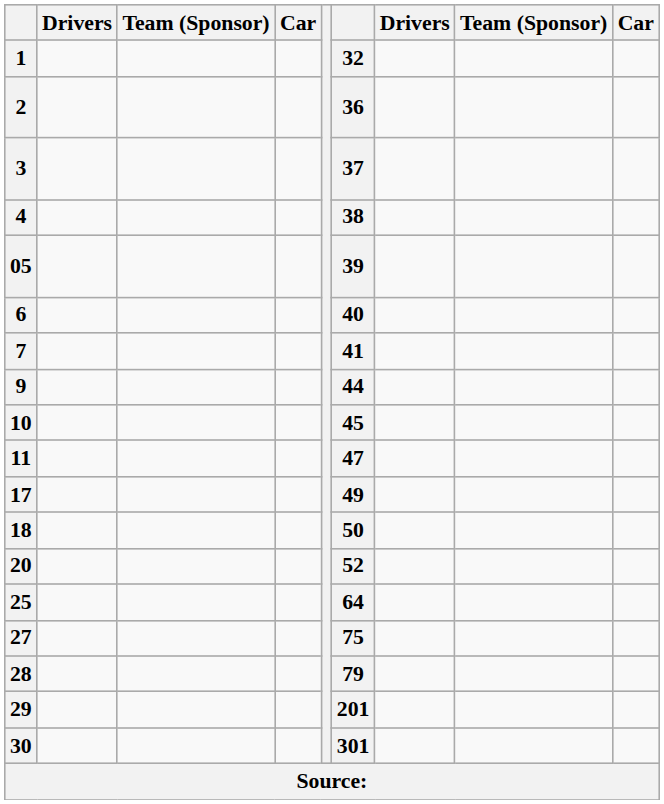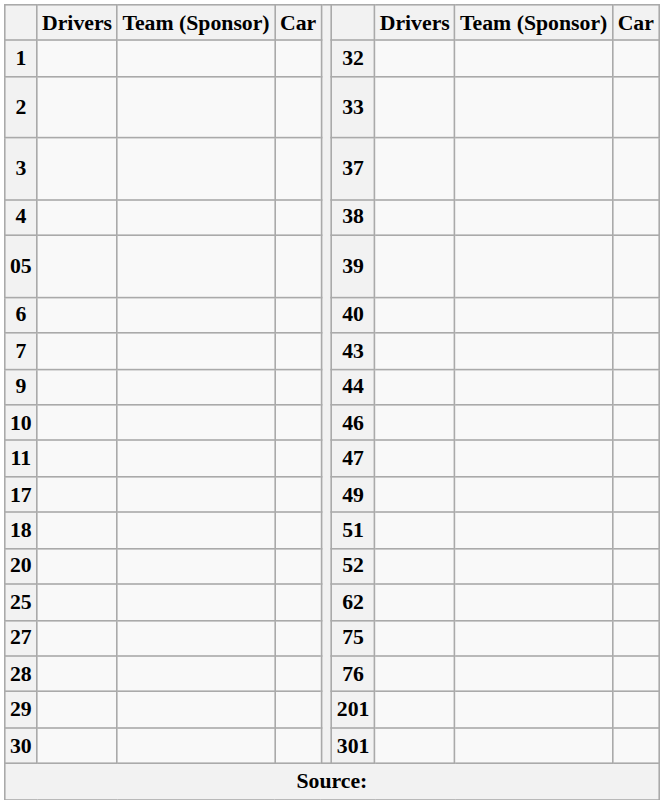(353, 106) 36 -> (353, 106) 33
(353, 350) 41 -> (353, 350) 43
(353, 421) 45 -> (353, 421) 46
(353, 529) 50 -> (353, 529) 51
(353, 601) 64 -> (353, 601) 62
(353, 673) 79 -> (353, 673) 76
